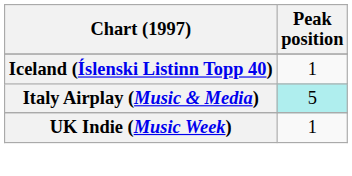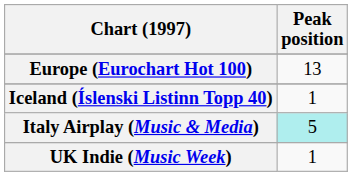+ row: (141, 68)
